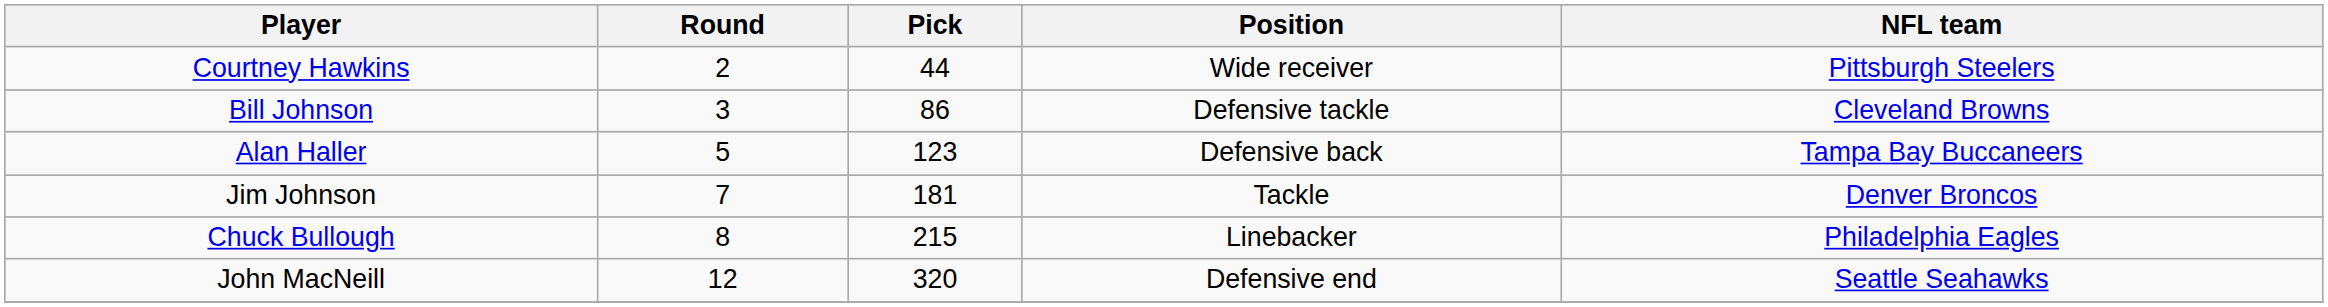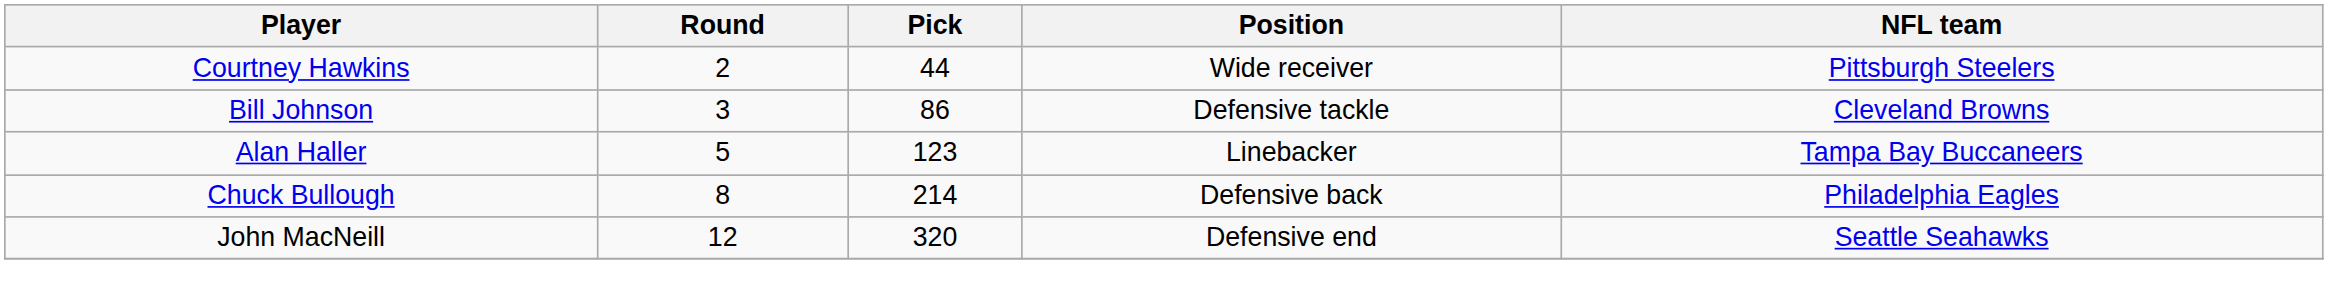(1291, 152) Defensive back -> (1291, 152) Linebacker
- row: (301, 195)
(935, 237) 215 -> (935, 195) 214
(1291, 237) Linebacker -> (1291, 195) Defensive back
